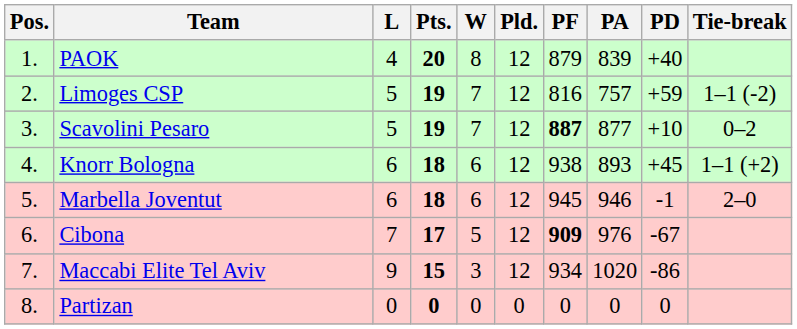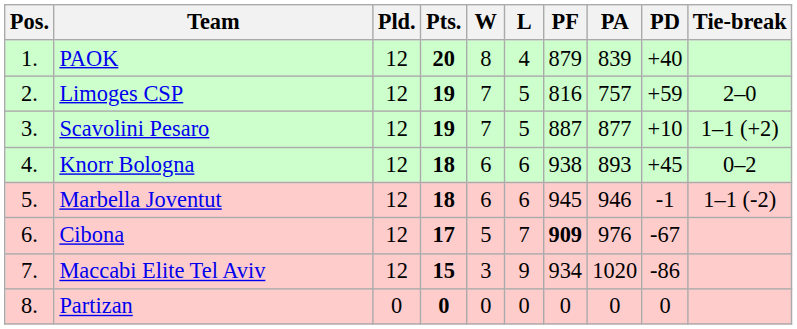columns swapped: (519, 22) <-> (392, 22)
(740, 93) 1–1 (-2) -> (740, 93) 2–0
(565, 128) bold -> (565, 128) normal
(740, 128) 0–2 -> (740, 128) 1–1 (+2)
(740, 164) 1–1 (+2) -> (740, 164) 0–2
(740, 199) 2–0 -> (740, 199) 1–1 (-2)
